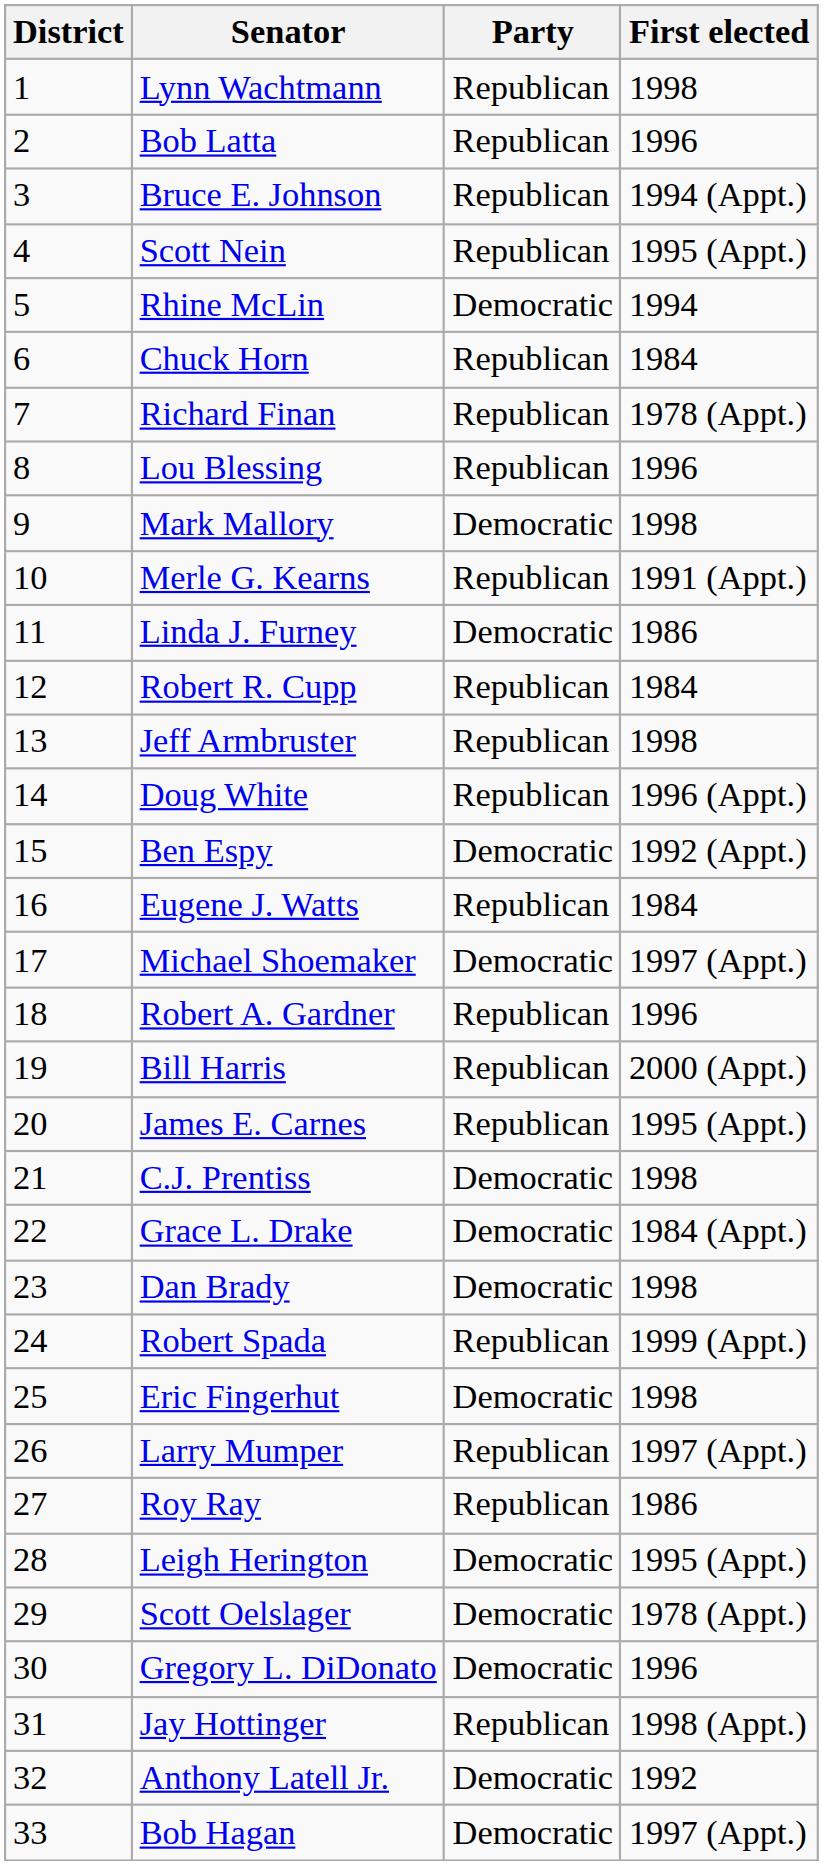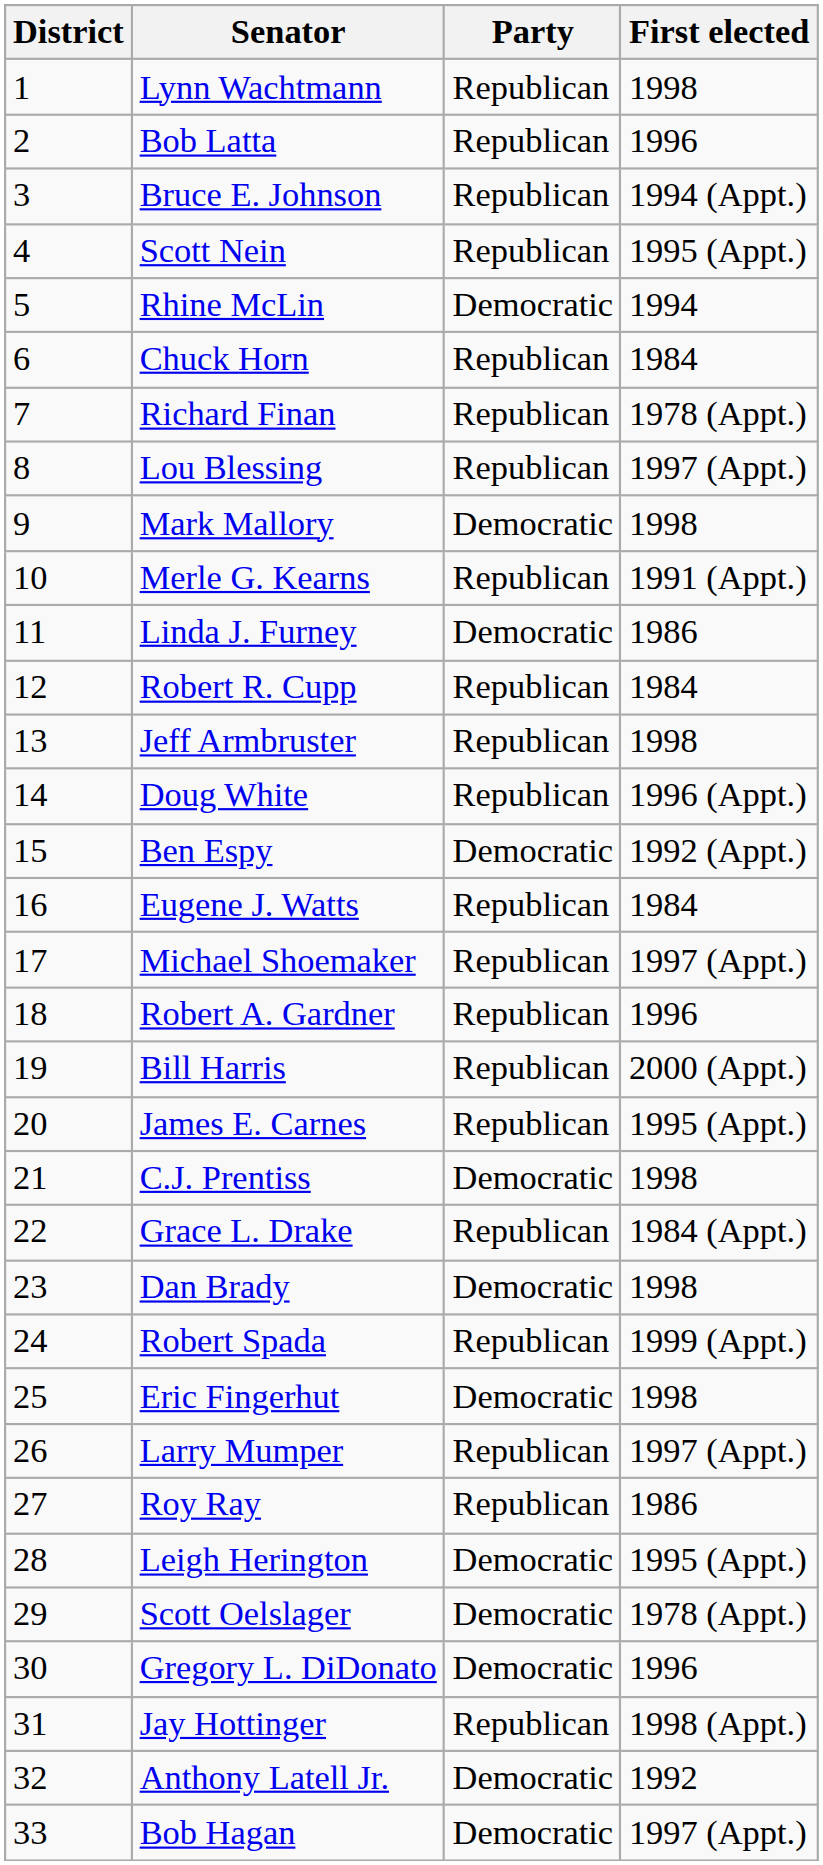(663, 468) 1996 -> (718, 468) 1997 (Appt.)
(533, 959) Democratic -> (531, 959) Republican
(533, 1232) Democratic -> (531, 1232) Republican
